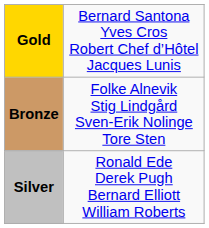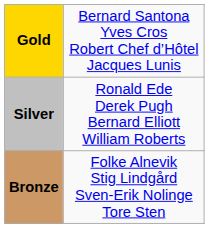rows swapped: (34, 187) <-> (34, 114)
